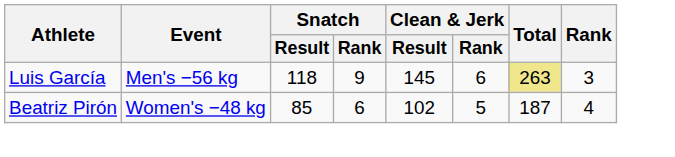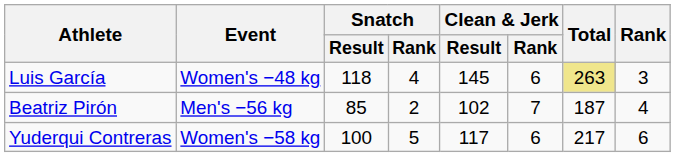(182, 78) Men's −56 kg -> (250, 78) Women's −48 kg
(360, 78) 9 -> (414, 78) 4
(196, 108) Women's −48 kg -> (236, 108) Men's −56 kg
(360, 108) 6 -> (414, 108) 2
(481, 108) 5 -> (535, 108) 7
+ row: (90, 137)
